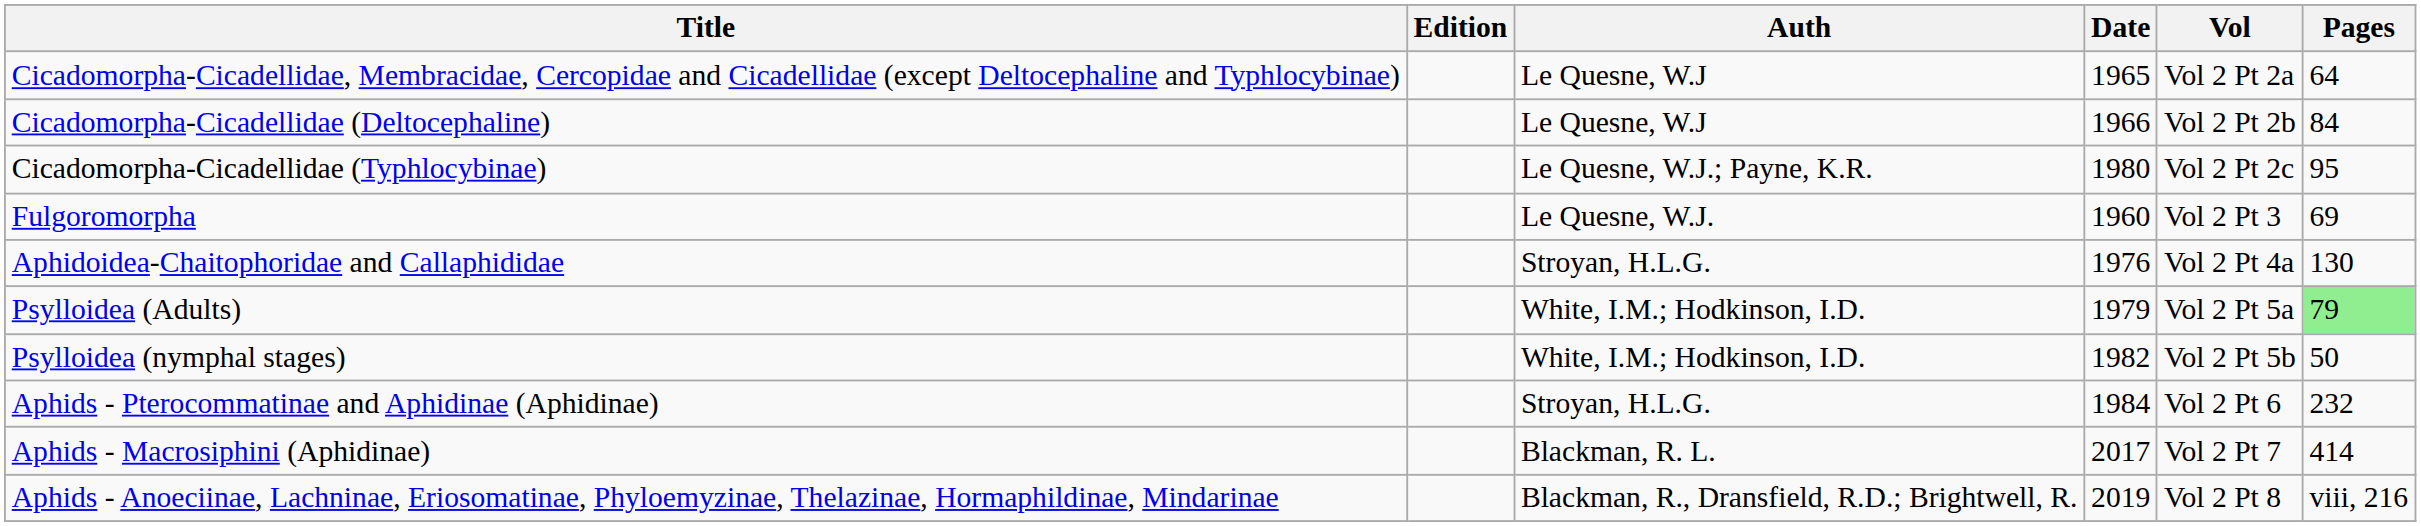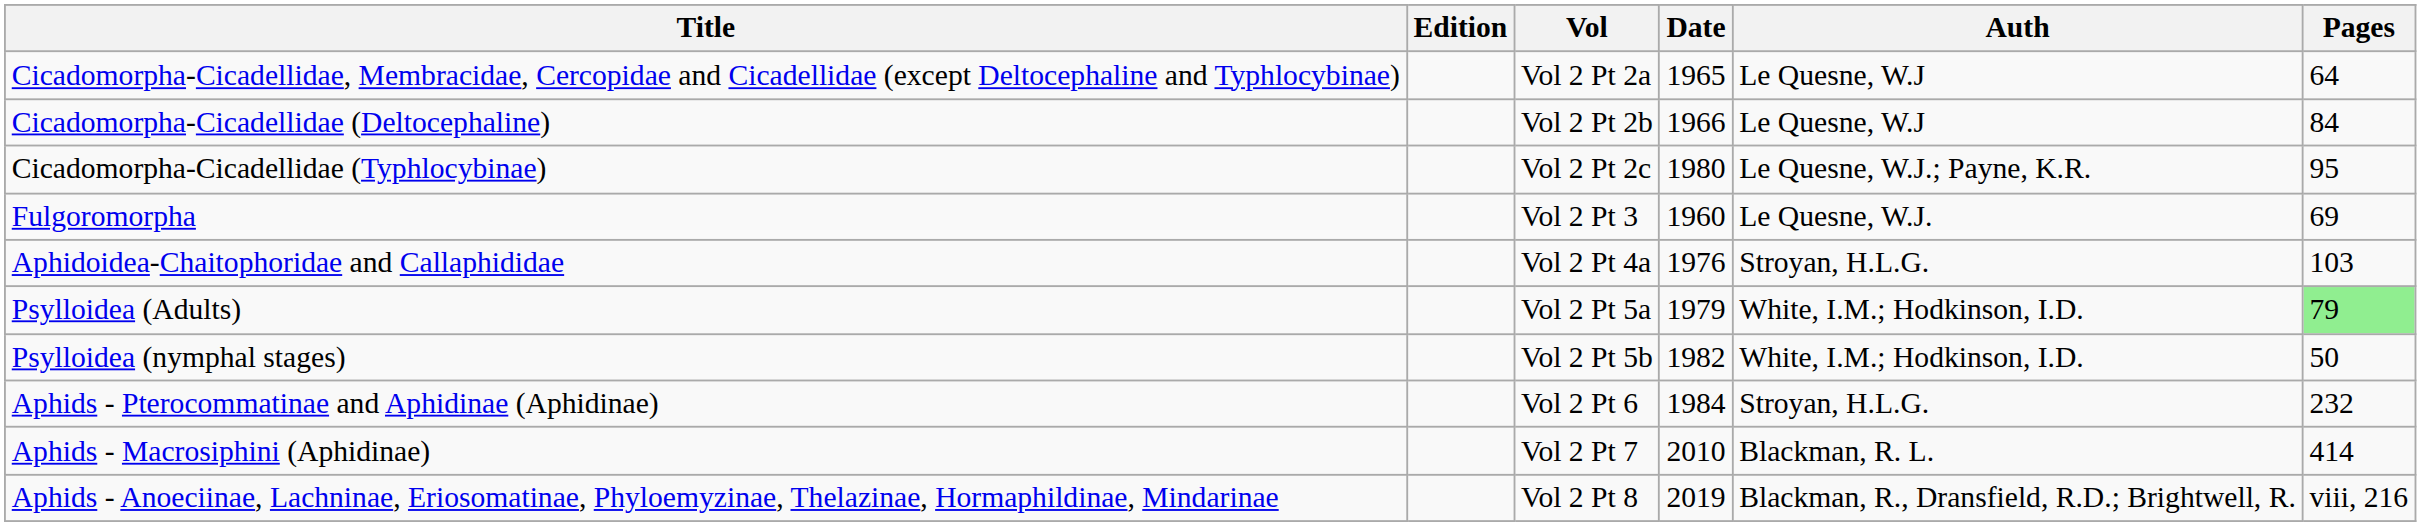columns swapped: (2230, 27) <-> (1799, 27)
(2332, 262) 130 -> (2332, 262) 103
(2121, 450) 2017 -> (1696, 450) 2010
